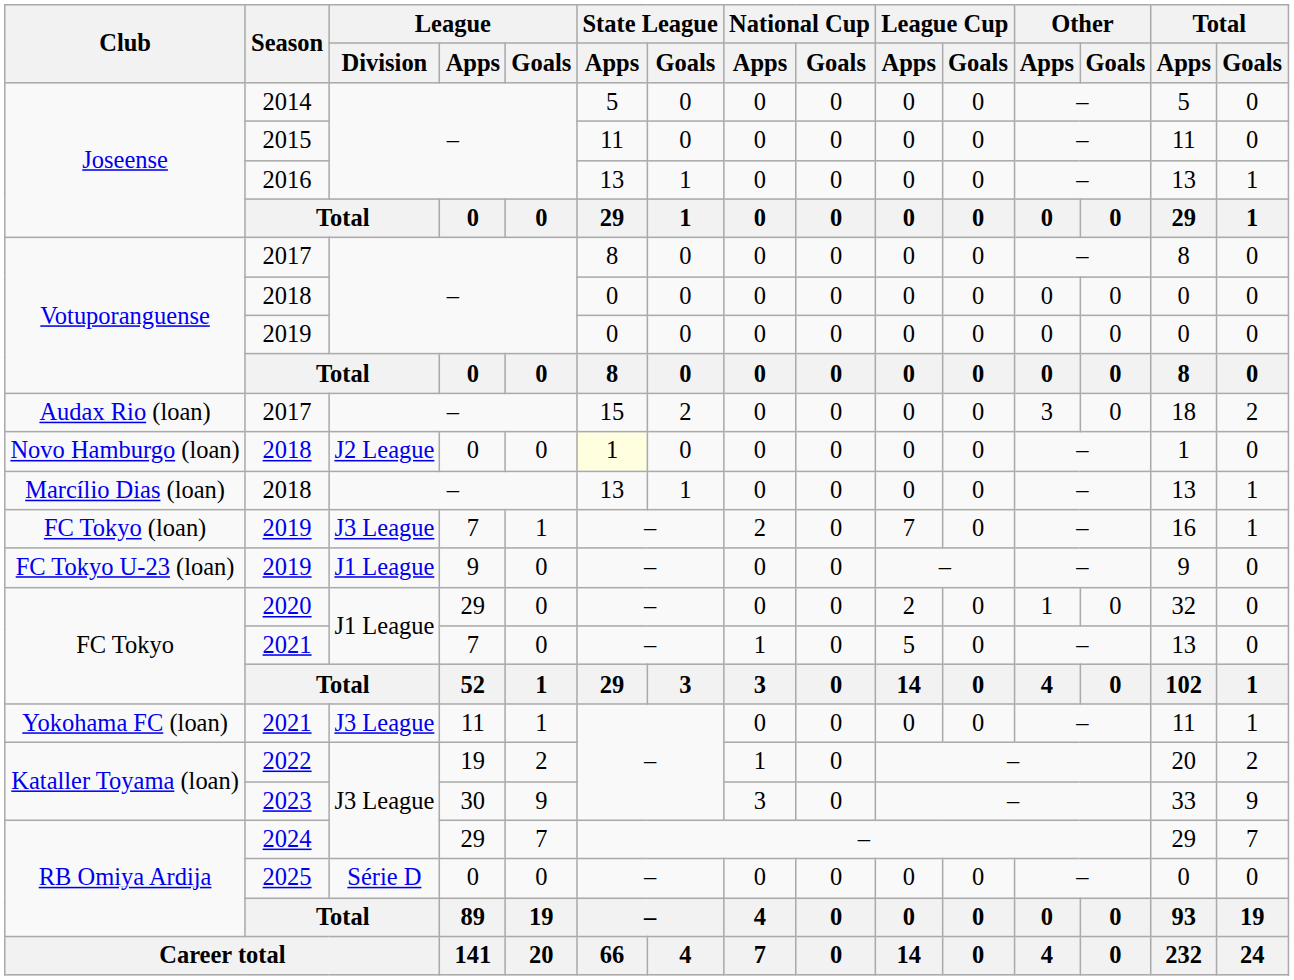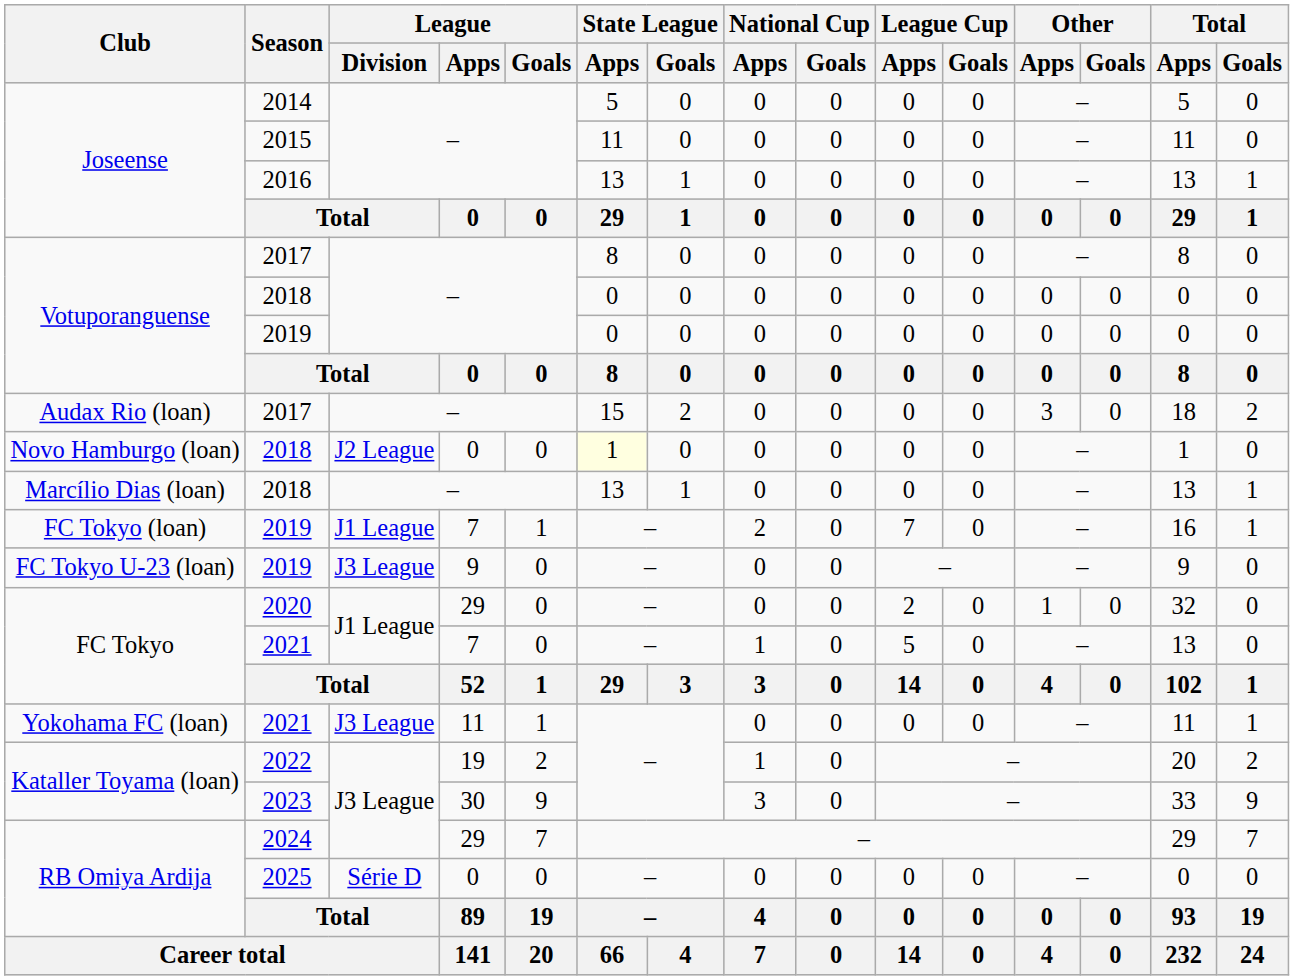(384, 528) J3 League -> (384, 528) J1 League
(384, 567) J1 League -> (384, 567) J3 League
